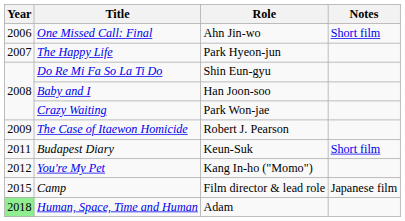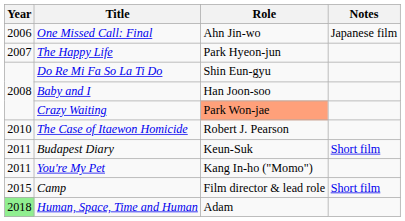(355, 33) Short film -> (364, 33) Japanese film
(236, 110) no background -> (236, 110) lightsalmon background
(19, 129) 2009 -> (19, 129) 2010
(19, 168) 2012 -> (19, 168) 2011
(364, 187) Japanese film -> (355, 187) Short film
